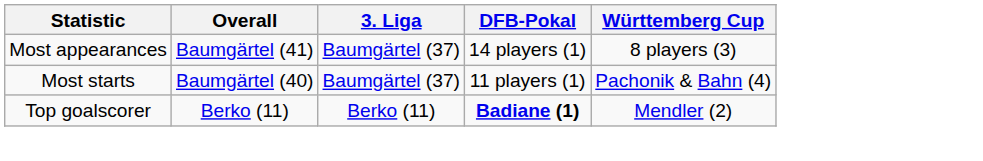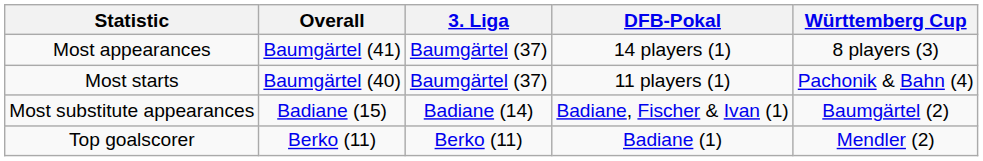+ row: (132, 110)
(528, 110) bold -> (673, 140) normal
